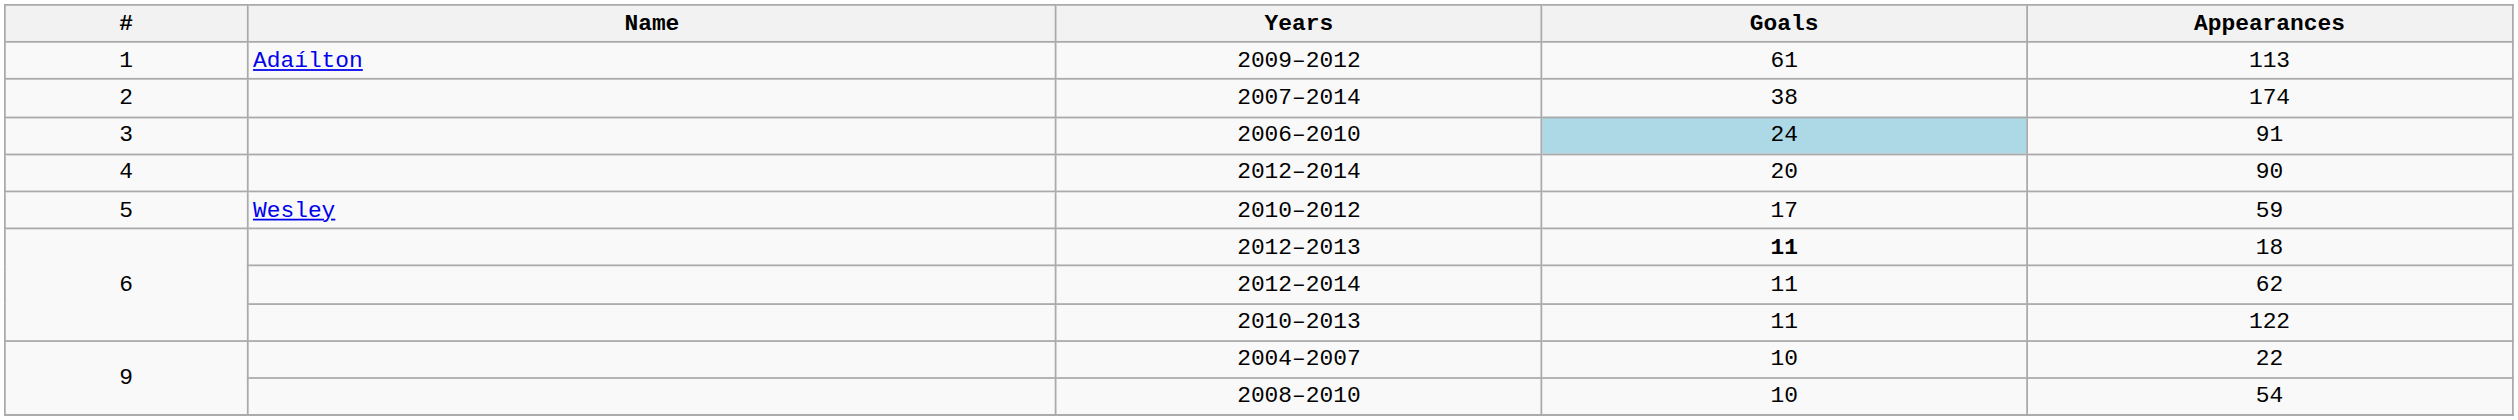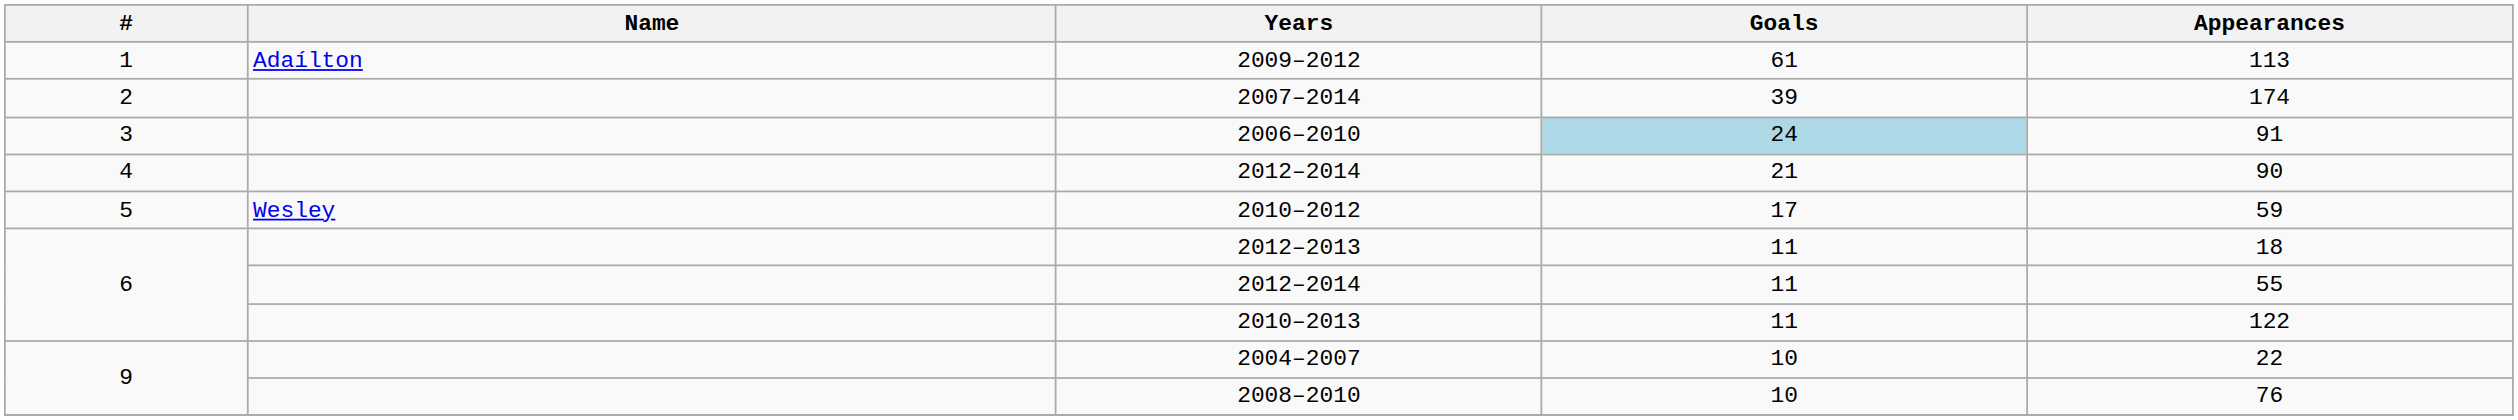(1784, 98) 38 -> (1784, 98) 39
(1784, 173) 20 -> (1784, 173) 21
(1784, 247) bold -> (1784, 247) normal
(2269, 285) 62 -> (2269, 285) 55
(2269, 396) 54 -> (2269, 396) 76
